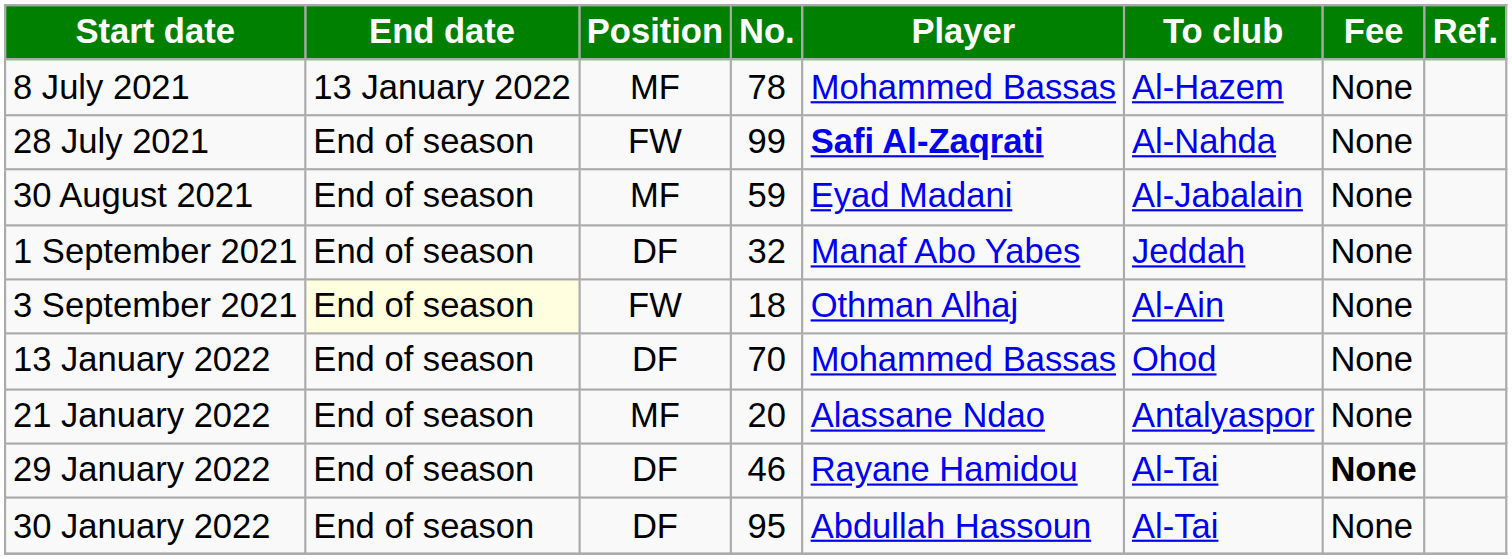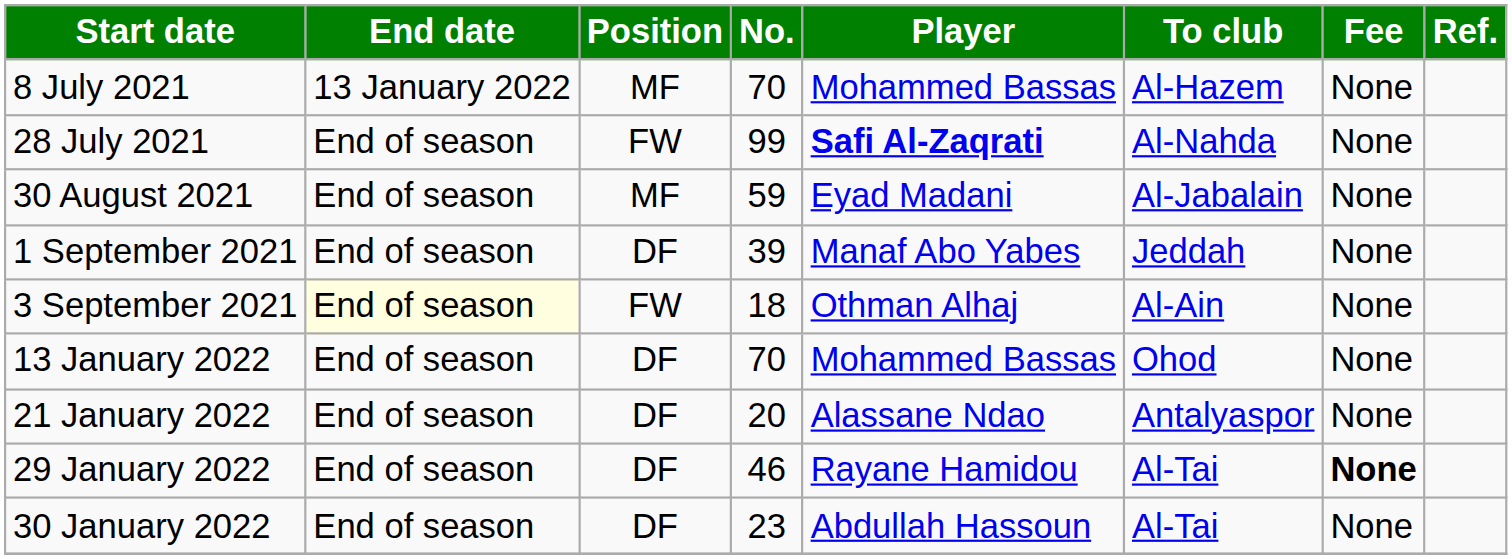(767, 86) 78 -> (767, 86) 70
(767, 251) 32 -> (767, 251) 39
(655, 415) MF -> (655, 415) DF
(767, 525) 95 -> (767, 525) 23
